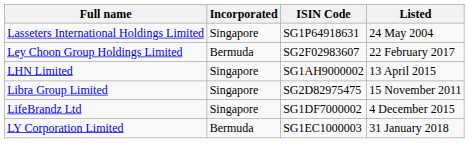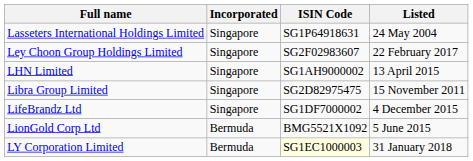(232, 52) Bermuda -> (234, 52) Singapore
+ row: (54, 128)
(322, 128) no background -> (322, 147) lightyellow background
